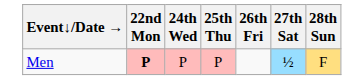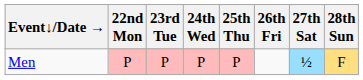+ column: (165, 27)
(146, 61) bold -> (127, 61) normal
